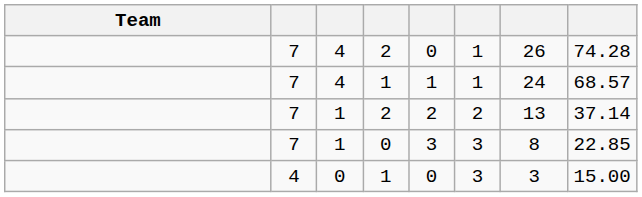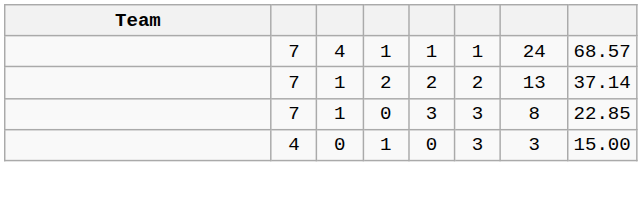- row: (340, 51)
